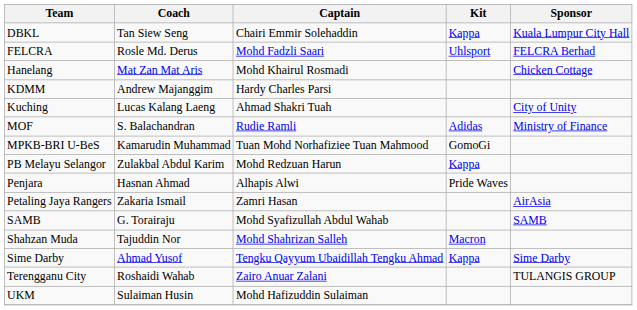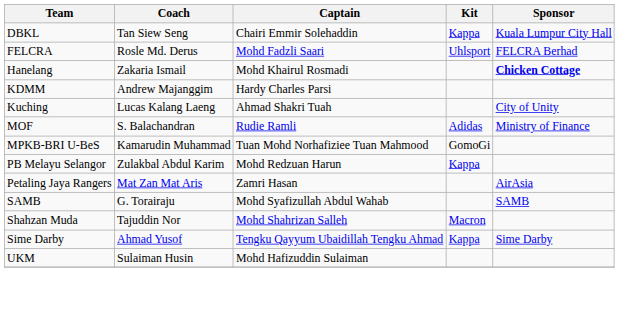(160, 70) Mat Zan Mat Aris -> (151, 70) Zakaria Ismail
(553, 70) normal -> (538, 70) bold
- row: (25, 182)
(151, 201) Zakaria Ismail -> (160, 182) Mat Zan Mat Aris
- row: (47, 276)
